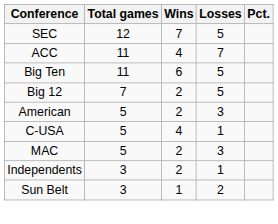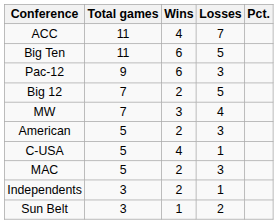- row: (45, 33)
+ row: (45, 72)
+ row: (45, 111)
